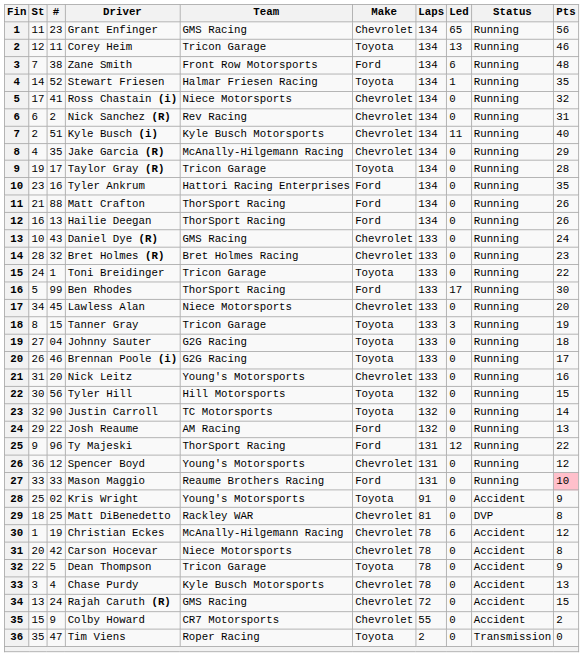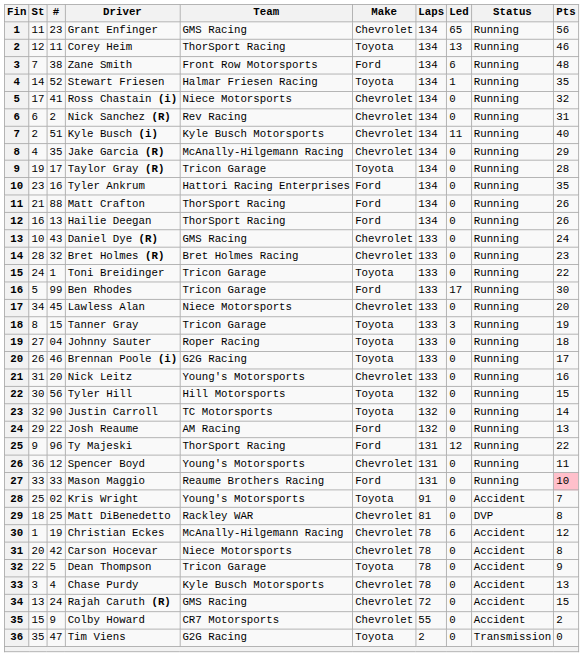(224, 48) Tricon Garage -> (234, 48) ThorSport Racing
(234, 291) ThorSport Racing -> (224, 291) Tricon Garage
(215, 343) G2G Racing -> (221, 343) Roper Racing
(563, 464) 12 -> (563, 464) 11
(560, 499) 9 -> (560, 499) 7
(221, 638) Roper Racing -> (215, 638) G2G Racing
